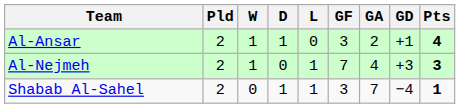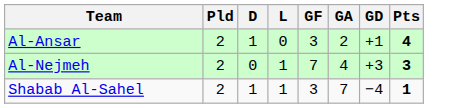- column: (253, 17)
